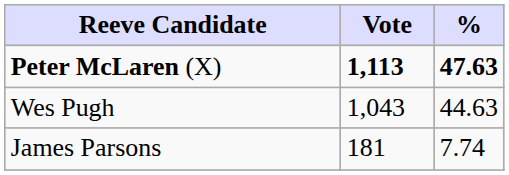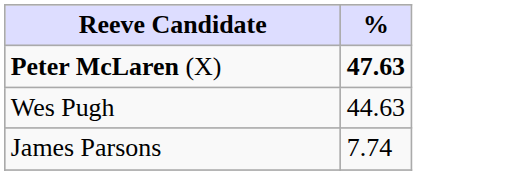- column: (387, 25)
